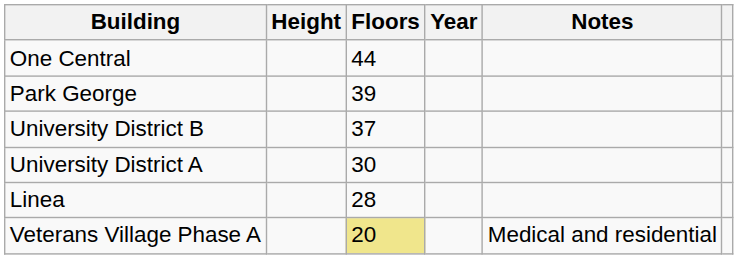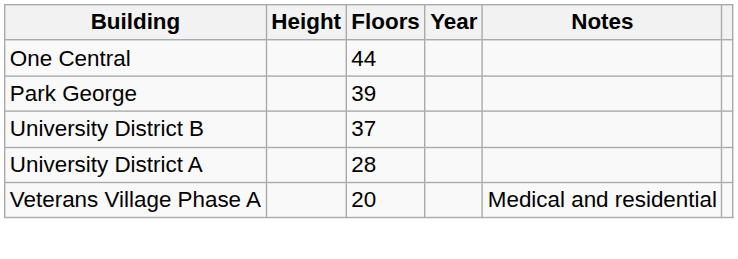(364, 164) 30 -> (364, 164) 28
- row: (37, 199)
(364, 235) khaki background -> (364, 199) no background
